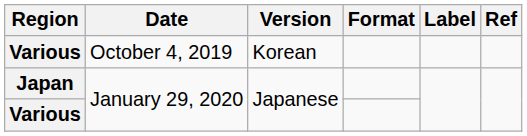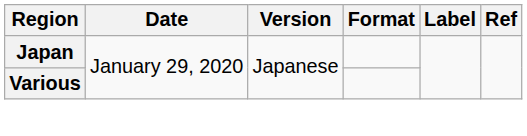- row: (45, 51)
